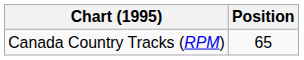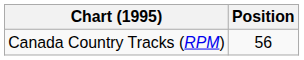(263, 42) 65 -> (263, 42) 56
